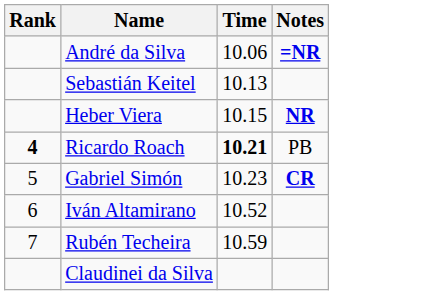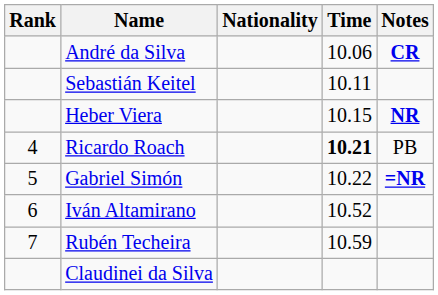+ column: (270, 20)
(300, 52) =NR -> (405, 52) CR
(245, 83) 10.13 -> (349, 83) 10.11
(33, 147) bold -> (33, 147) normal
(245, 178) 10.23 -> (349, 178) 10.22
(300, 178) CR -> (405, 178) =NR
